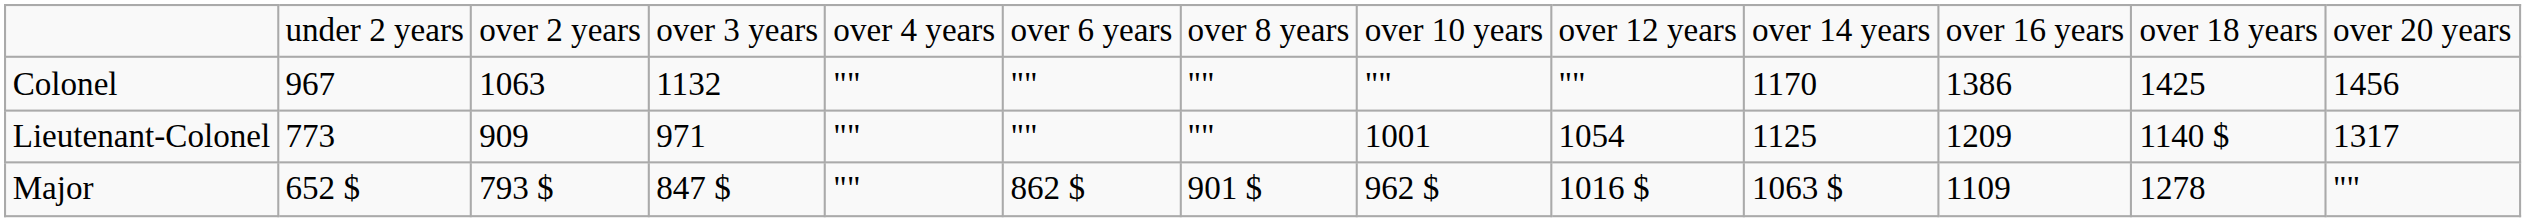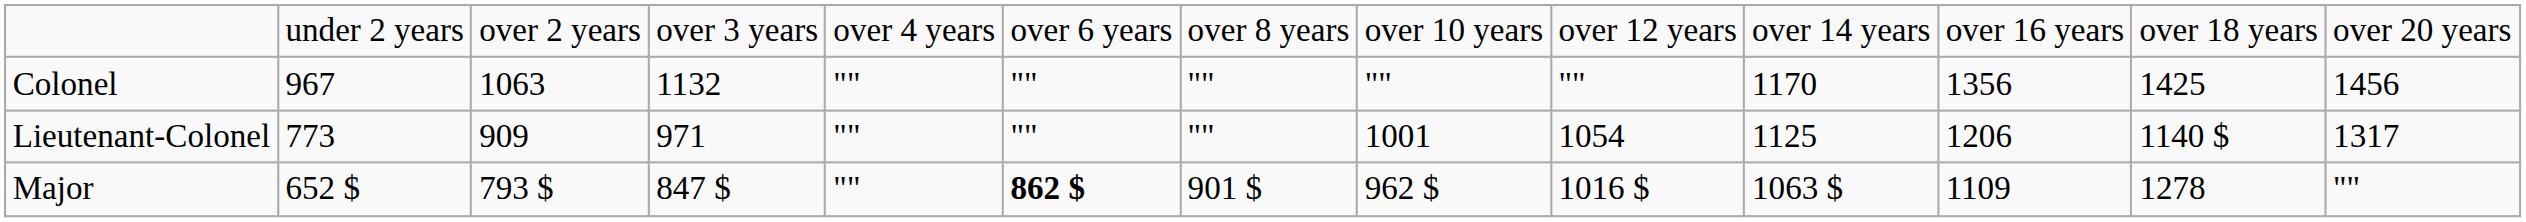(1979, 83) 1386 -> (1979, 83) 1356
(1979, 135) 1209 -> (1979, 135) 1206
(1048, 188) normal -> (1048, 188) bold
